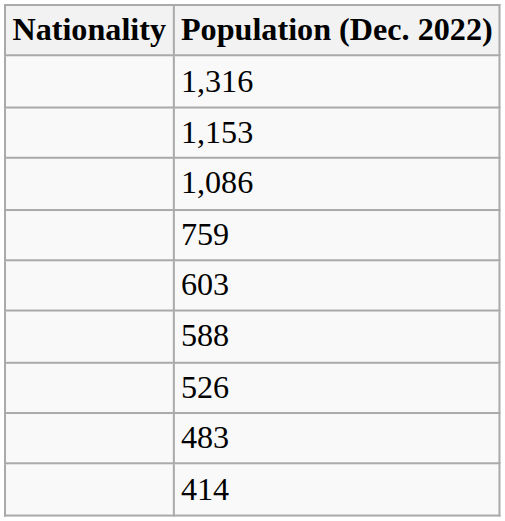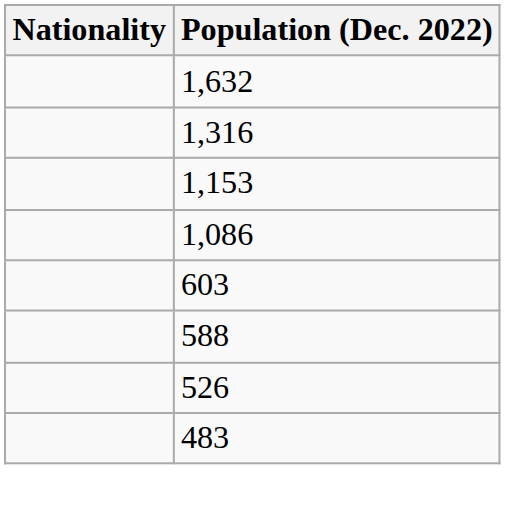+ row: (217, 81)
- row: (205, 234)
- row: (205, 489)
